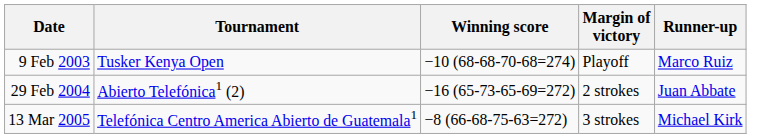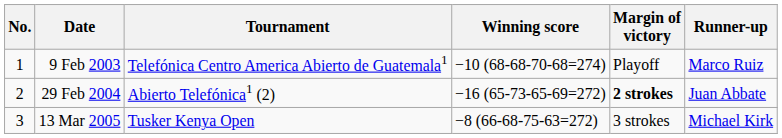+ column: (20, 27)
(160, 62) Tusker Kenya Open -> (288, 64) Telefónica Centro America Abierto de Guatemala1
(611, 90) normal -> (643, 93) bold
(257, 119) Telefónica Centro America Abierto de Guatemala1 -> (191, 121) Tusker Kenya Open
